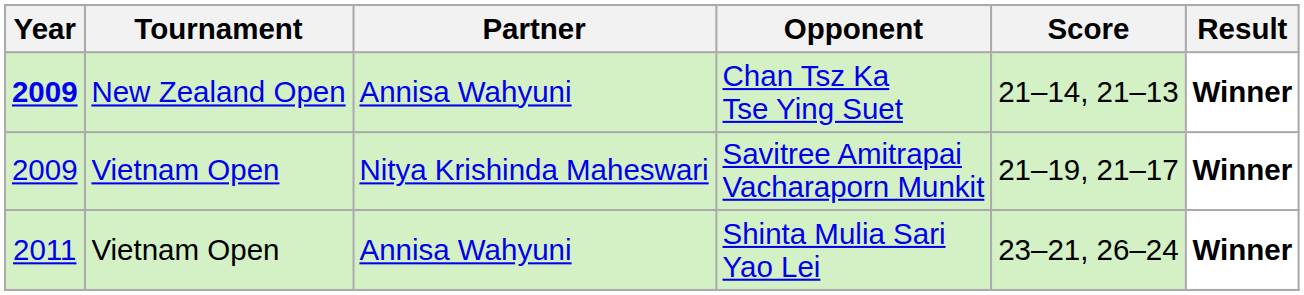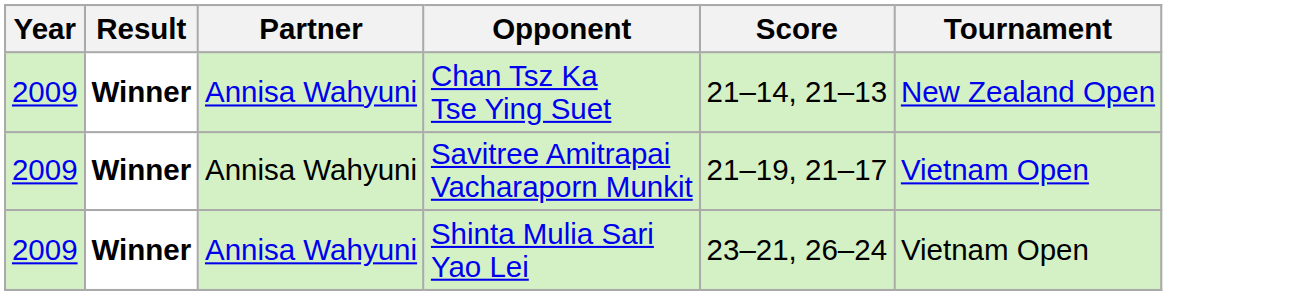columns swapped: (218, 29) <-> (1242, 29)
(45, 92) bold -> (45, 92) normal
(534, 171) Nitya Krishinda Maheswari -> (311, 171) Annisa Wahyuni
(45, 251) 2011 -> (45, 251) 2009
